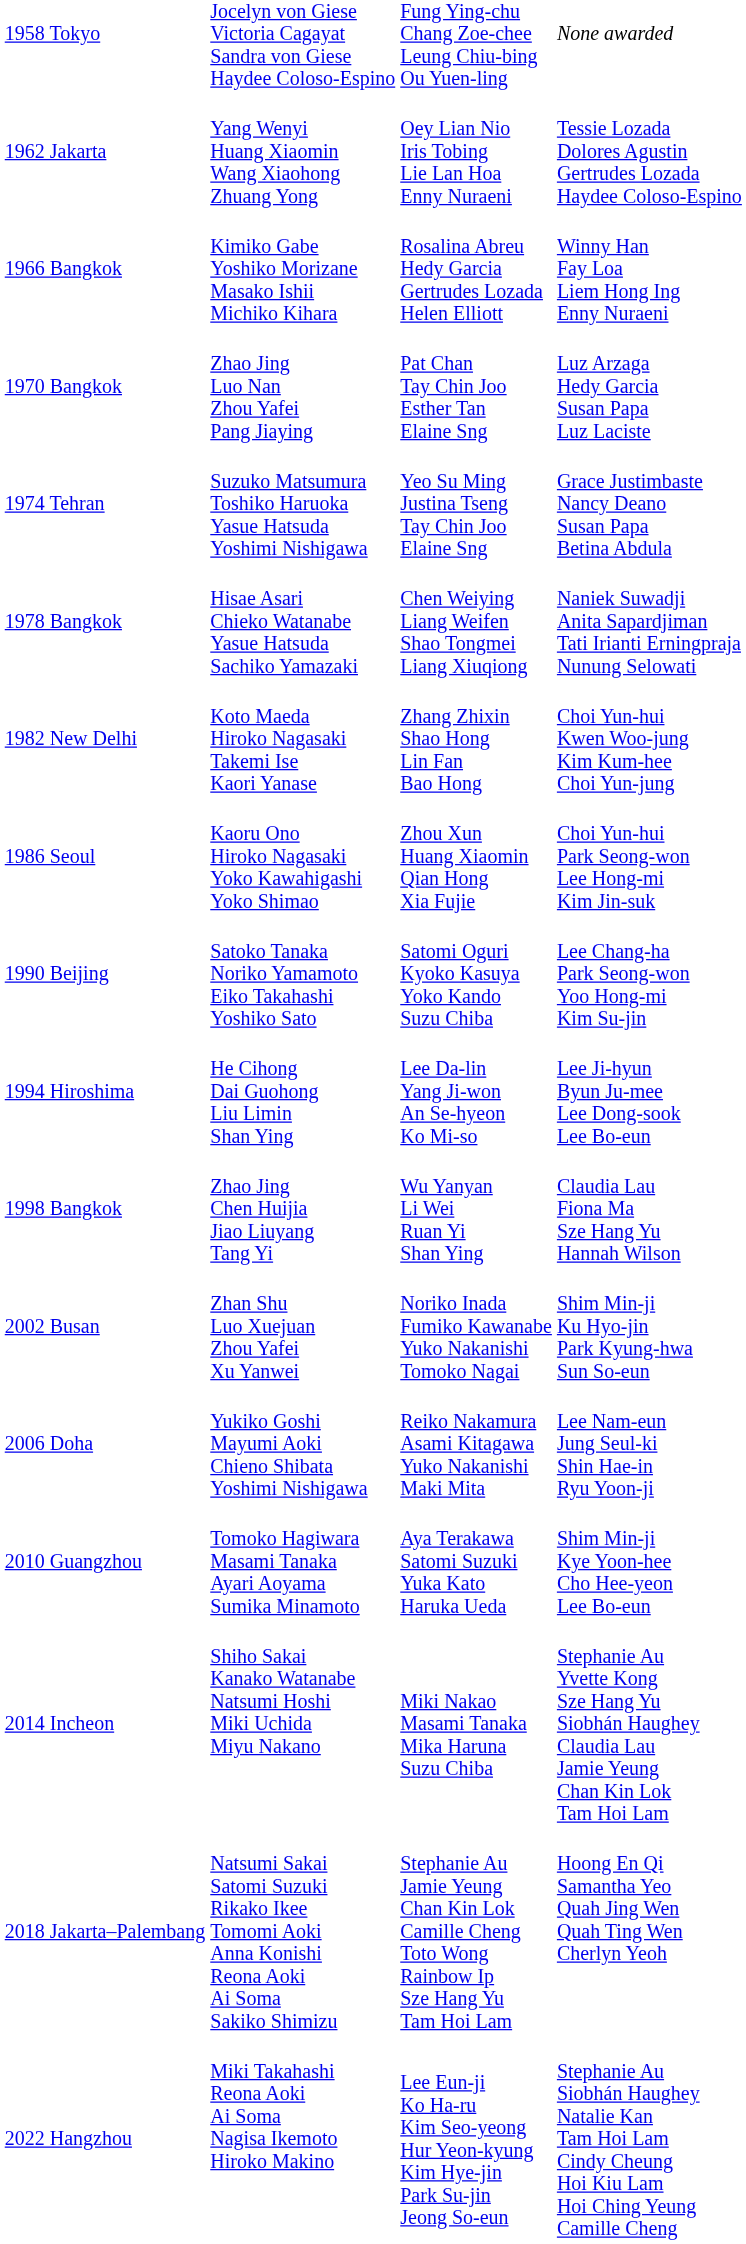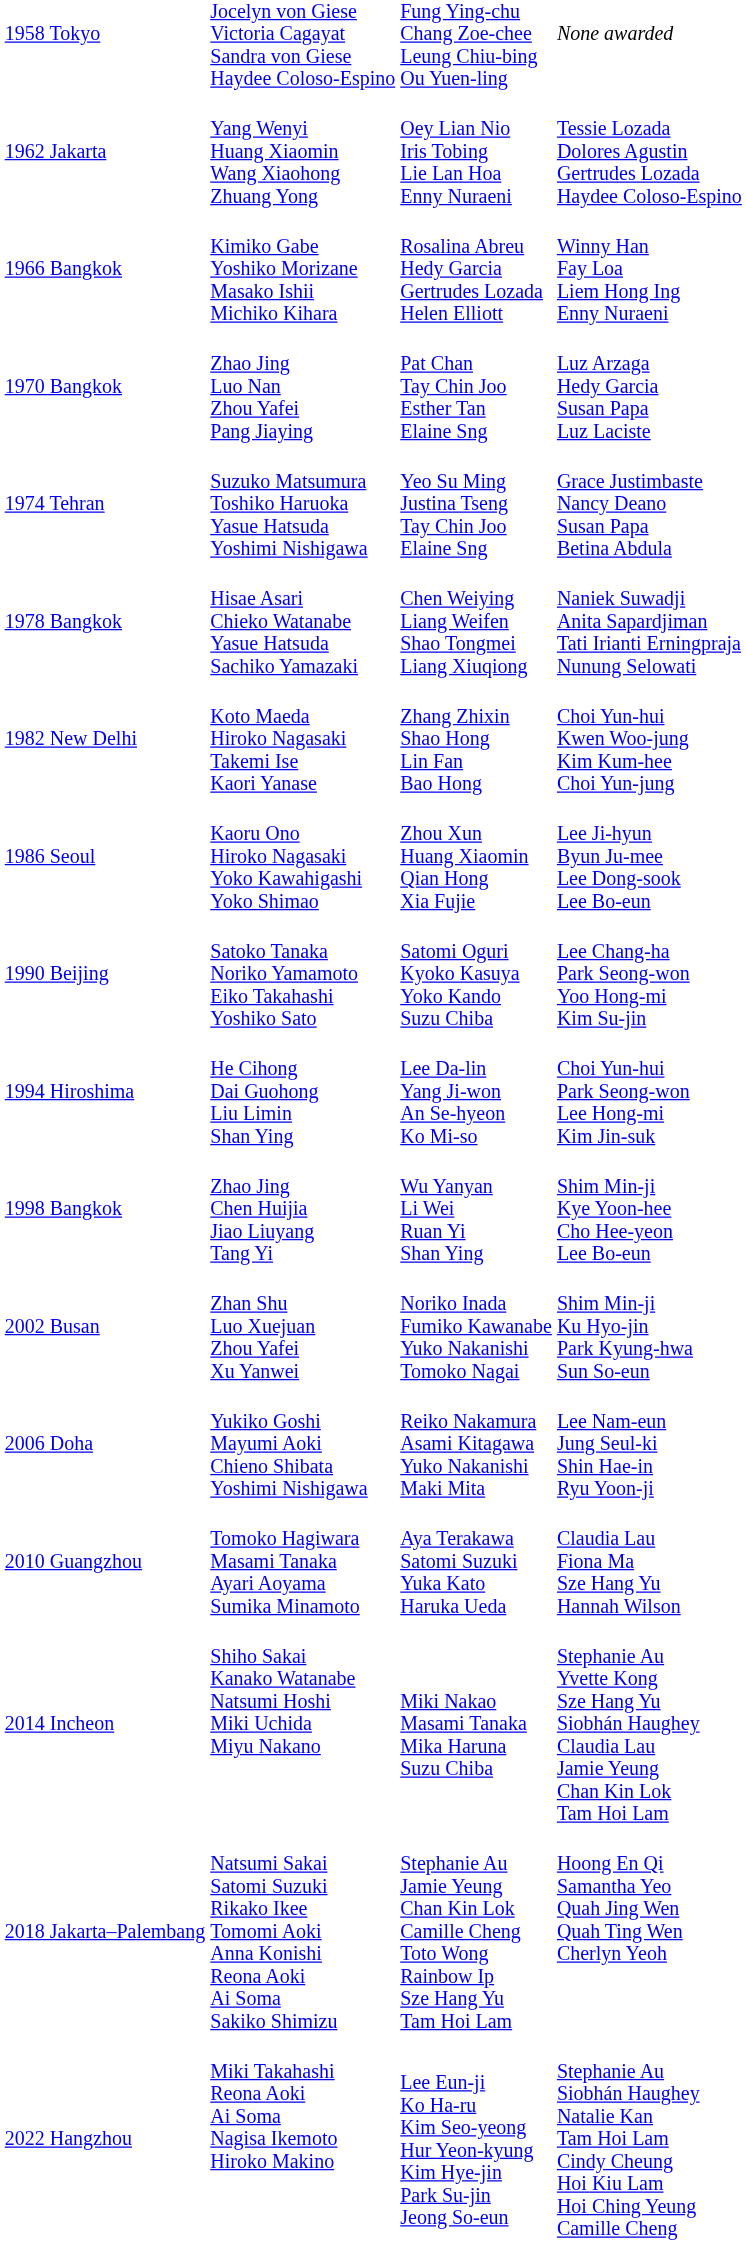(623, 867) Choi Yun-hui Park Seong-won Lee Hong-mi Kim Jin-suk -> (619, 867) Lee Ji-hyun Byun Ju-mee Lee Dong-sook Lee Bo-eun
(619, 1102) Lee Ji-hyun Byun Ju-mee Lee Dong-sook Lee Bo-eun -> (623, 1102) Choi Yun-hui Park Seong-won Lee Hong-mi Kim Jin-suk
(619, 1220) Claudia Lau Fiona Ma Sze Hang Yu Hannah Wilson -> (615, 1220) Shim Min-ji Kye Yoon-hee Cho Hee-yeon Lee Bo-eun
(615, 1572) Shim Min-ji Kye Yoon-hee Cho Hee-yeon Lee Bo-eun -> (619, 1572) Claudia Lau Fiona Ma Sze Hang Yu Hannah Wilson
